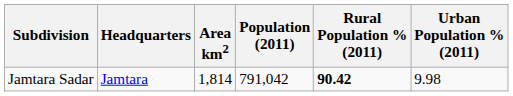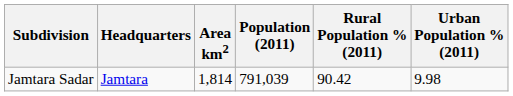(264, 78) 791,042 -> (264, 78) 791,039
(334, 78) bold -> (334, 78) normal
